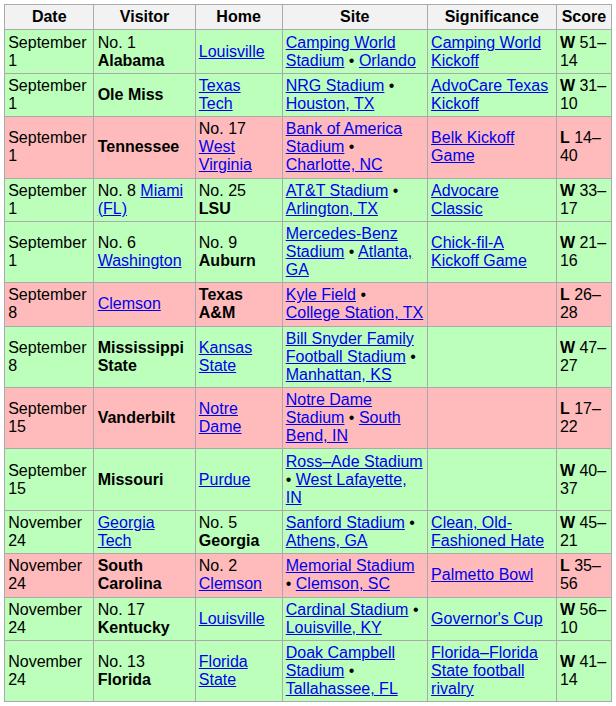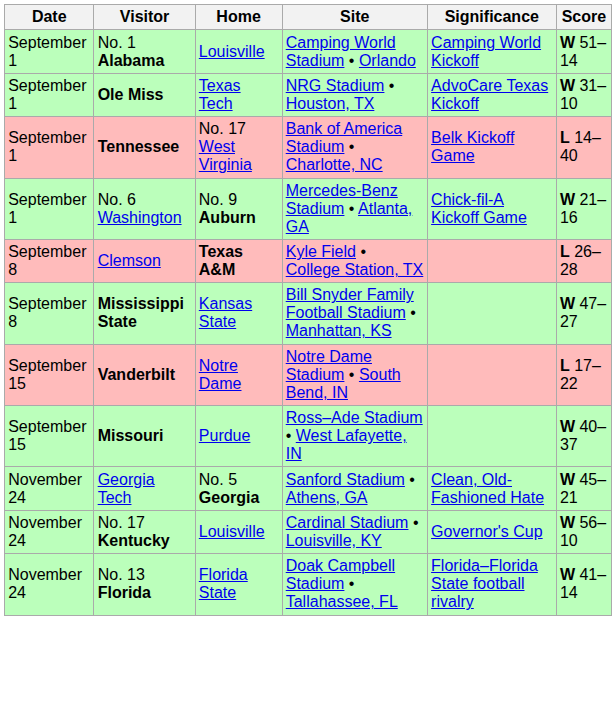- row: (140, 199)
- row: (130, 575)
